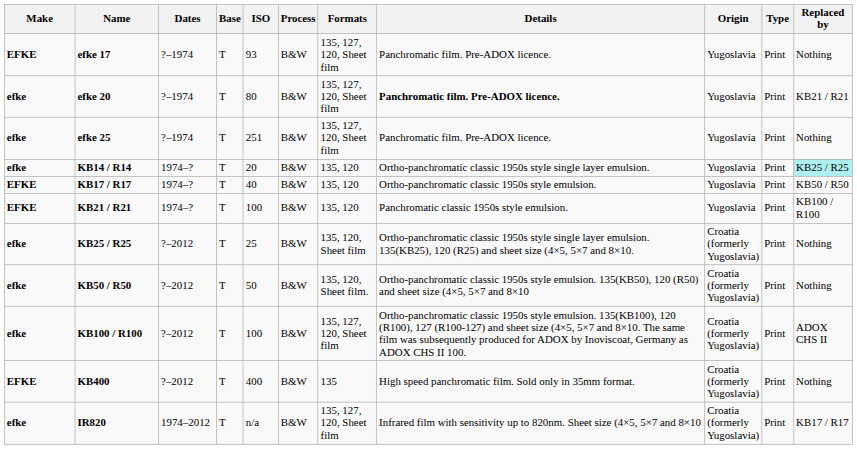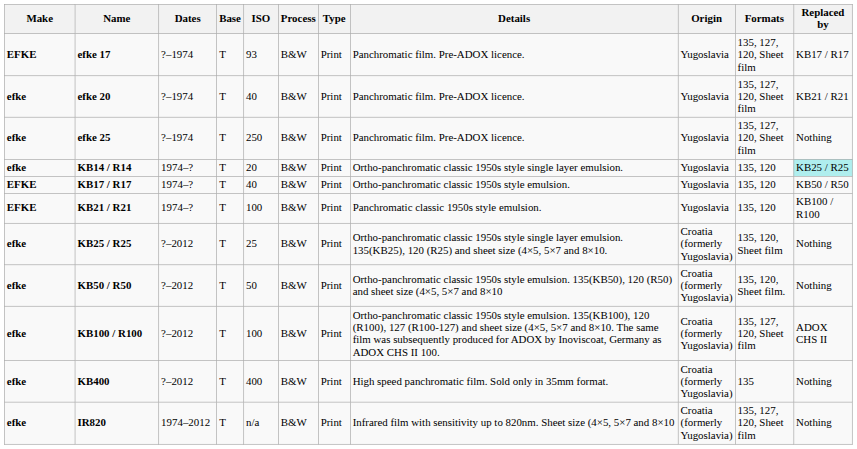columns swapped: (778, 19) <-> (347, 19)
(814, 54) Nothing -> (822, 54) KB17 / R17
(251, 96) 80 -> (251, 96) 40
(469, 96) bold -> (439, 96) normal
(254, 138) 251 -> (254, 138) 250
(22, 381) EFKE -> (17, 381) efke
(822, 423) KB17 / R17 -> (814, 423) Nothing
